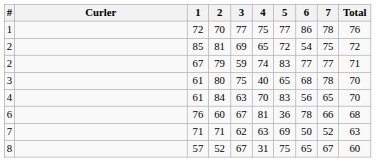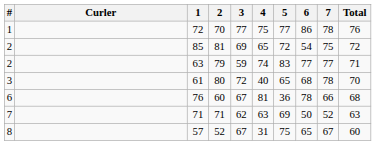(198, 64) 67 -> (198, 64) 63
(241, 81) 75 -> (241, 81) 72
- row: (220, 98)
